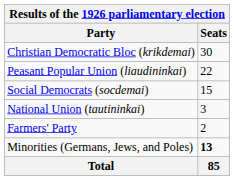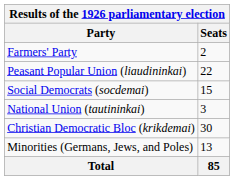rows swapped: (101, 52) <-> (42, 128)
(206, 147) bold -> (206, 147) normal
